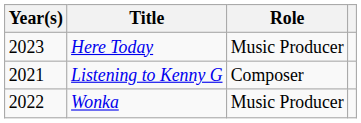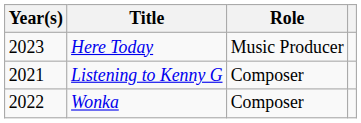(287, 103) Music Producer -> (267, 103) Composer
